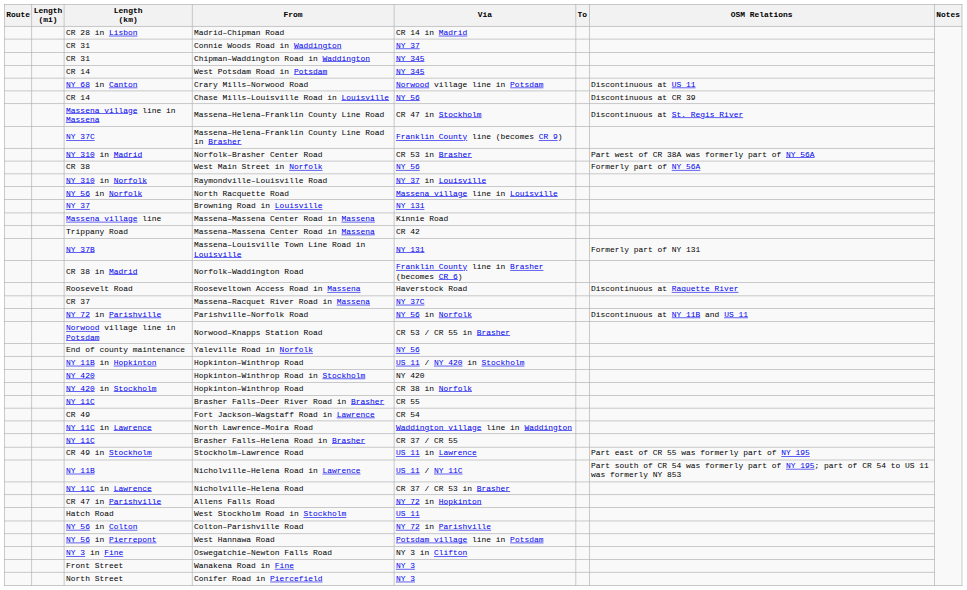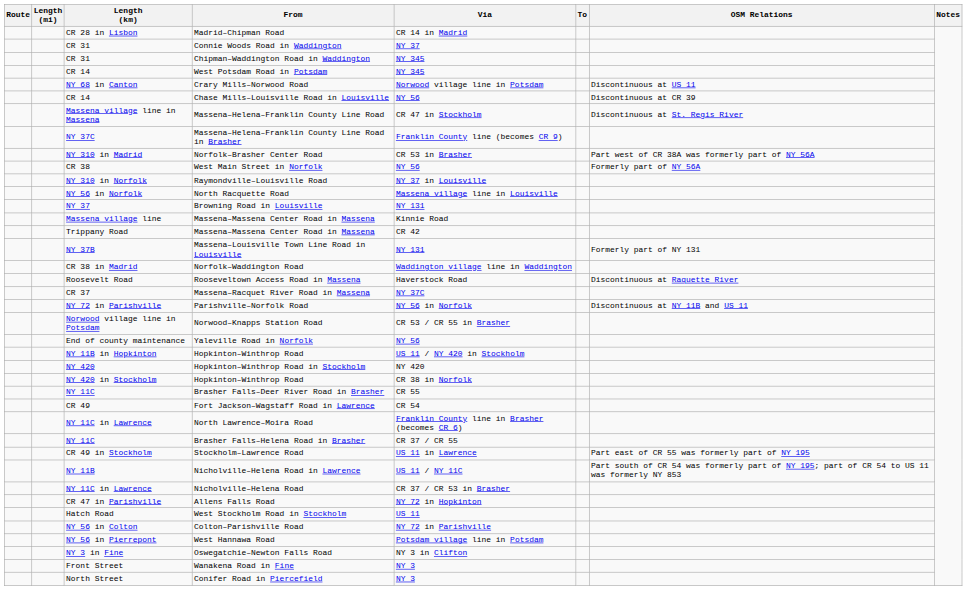(470, 272) Franklin County line in Brasher (becomes CR 6) -> (484, 267) Waddington village line in Waddington
(484, 428) Waddington village line in Waddington -> (470, 423) Franklin County line in Brasher (becomes CR 6)
